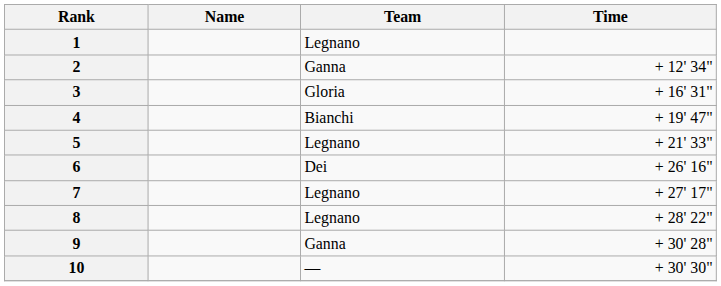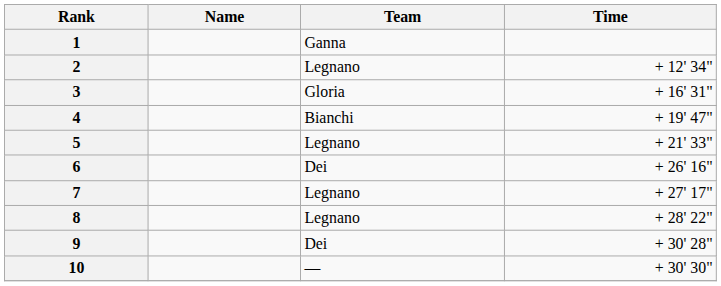(332, 42) Legnano -> (325, 42) Ganna
(325, 67) Ganna -> (332, 67) Legnano
(325, 243) Ganna -> (316, 243) Dei
